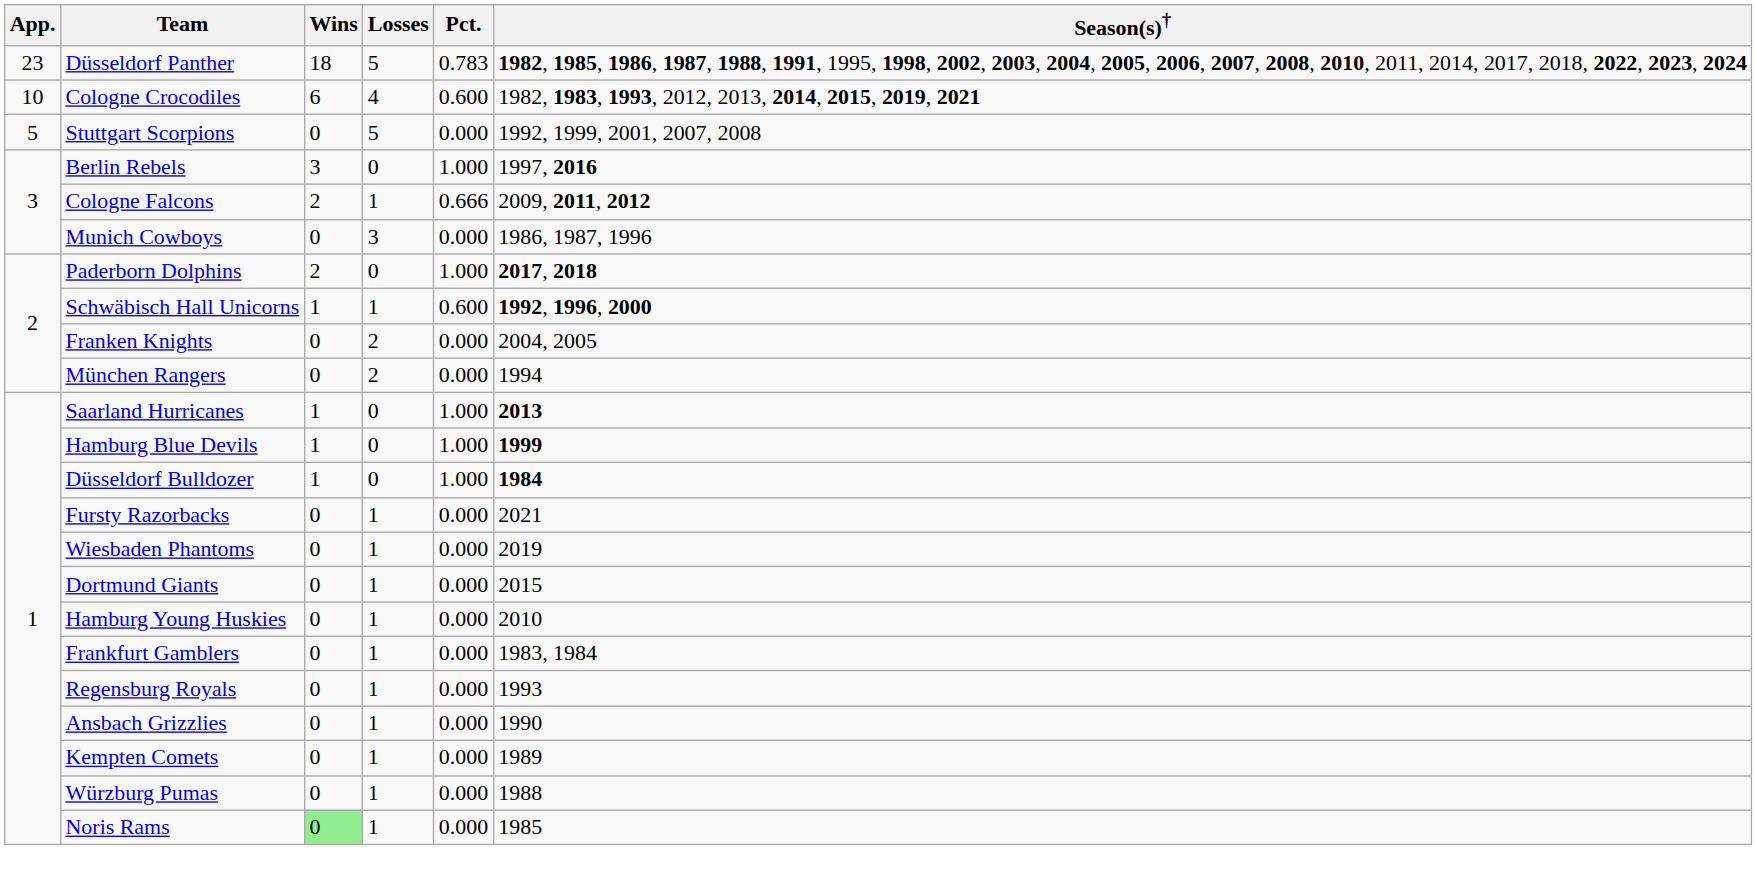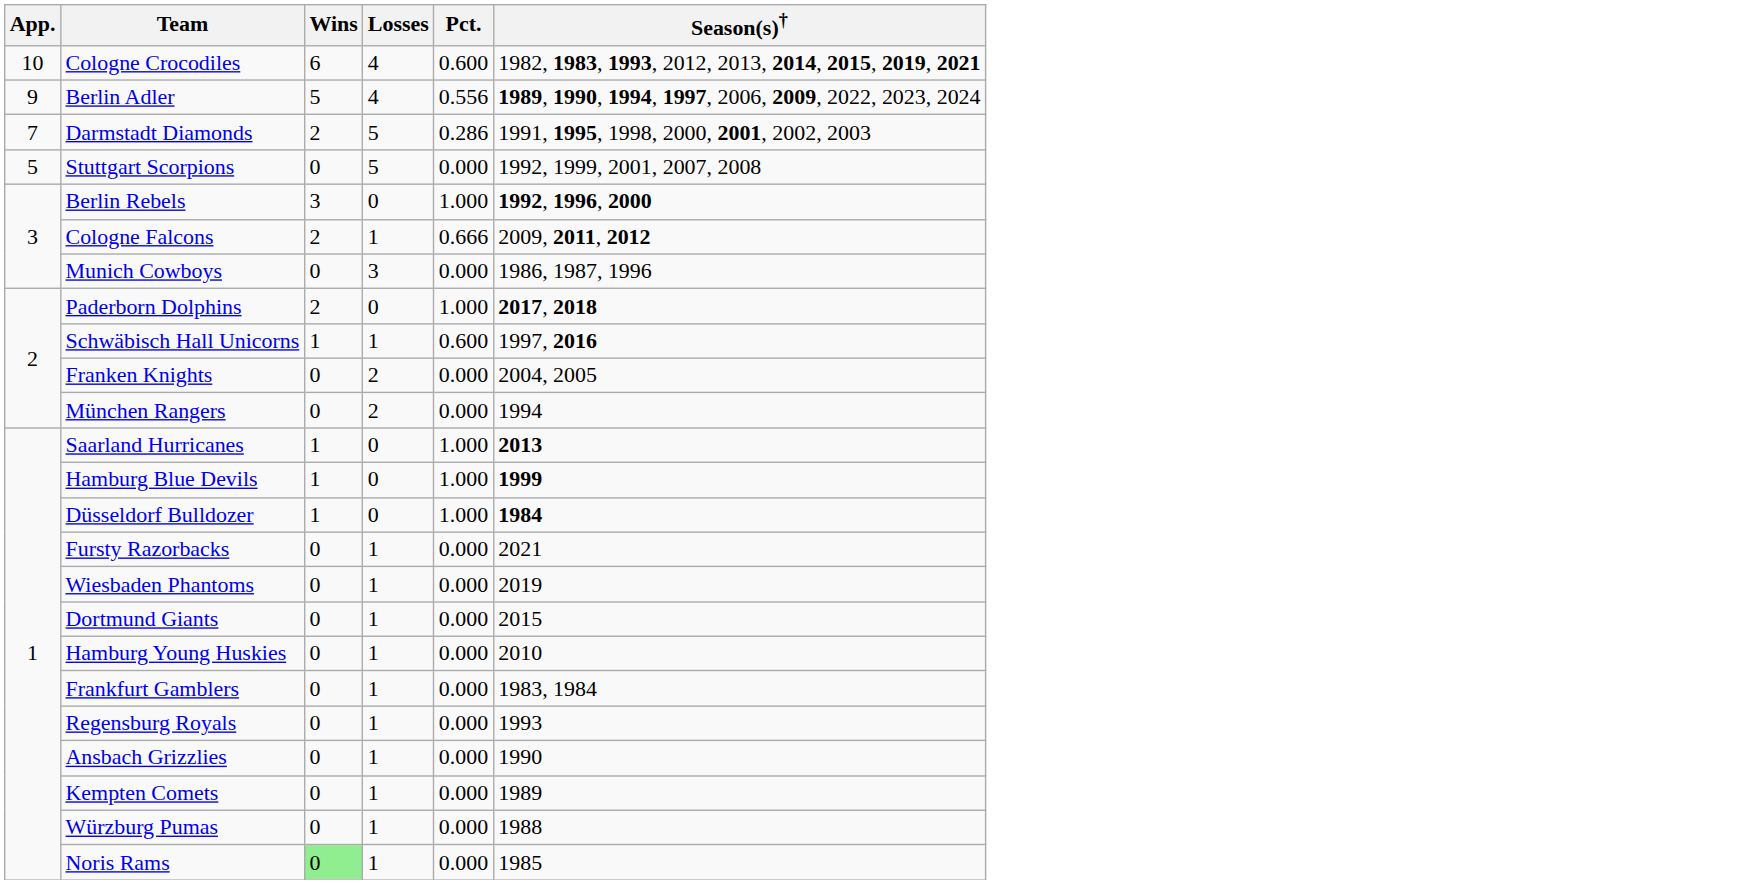- row: (150, 62)
+ row: (120, 97)
+ row: (159, 132)
(548, 166) 1997, 2016 -> (575, 201) 1992, 1996, 2000
(575, 305) 1992, 1996, 2000 -> (548, 340) 1997, 2016
